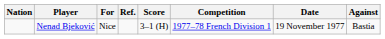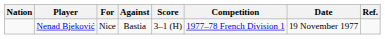columns swapped: (363, 11) <-> (128, 11)
